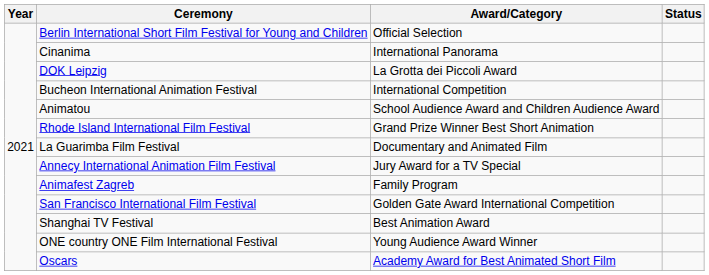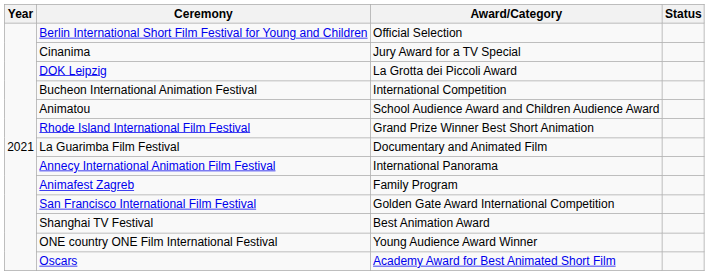(435, 52) International Panorama -> (447, 52) Jury Award for a TV Special
(447, 166) Jury Award for a TV Special -> (435, 166) International Panorama
